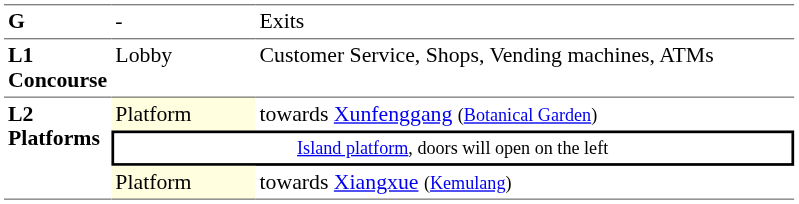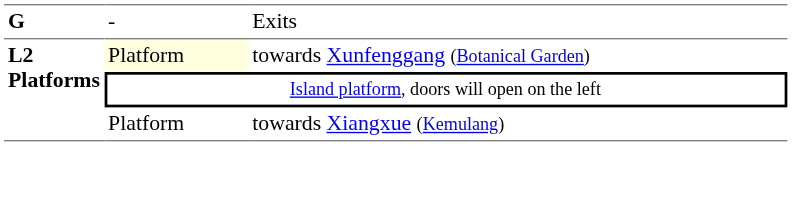- row: (487, 55)
(153, 181) lightyellow background -> (146, 123) no background
